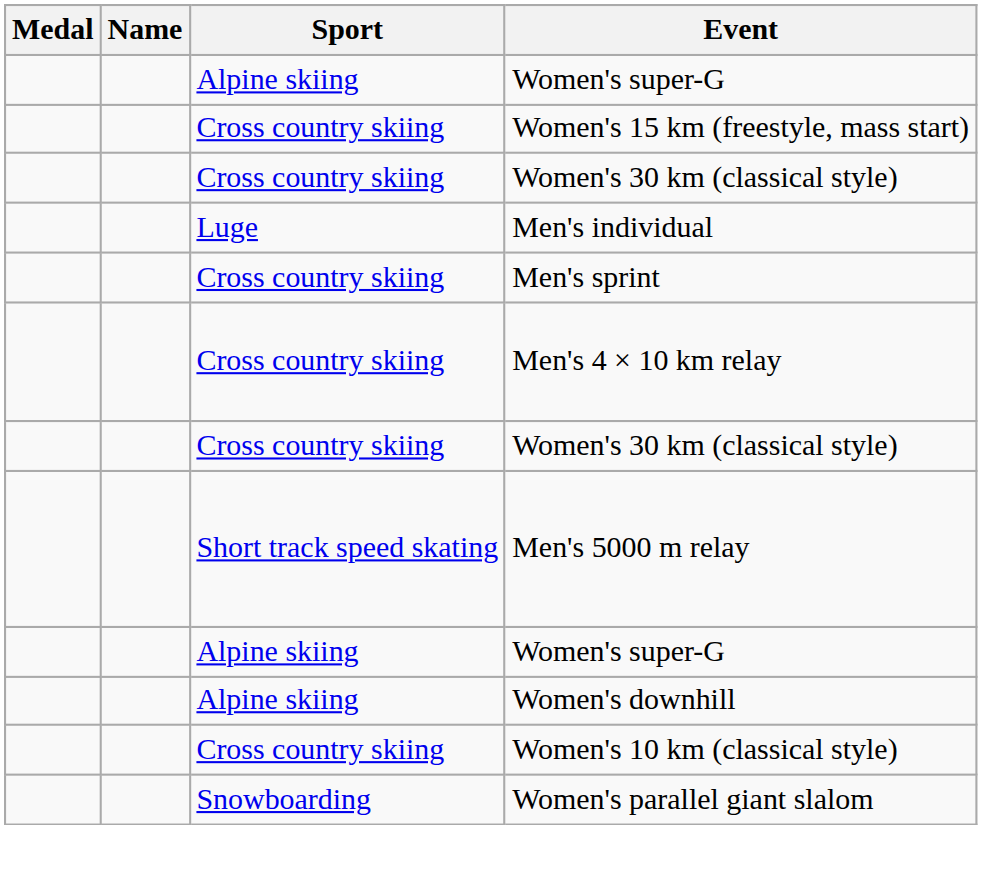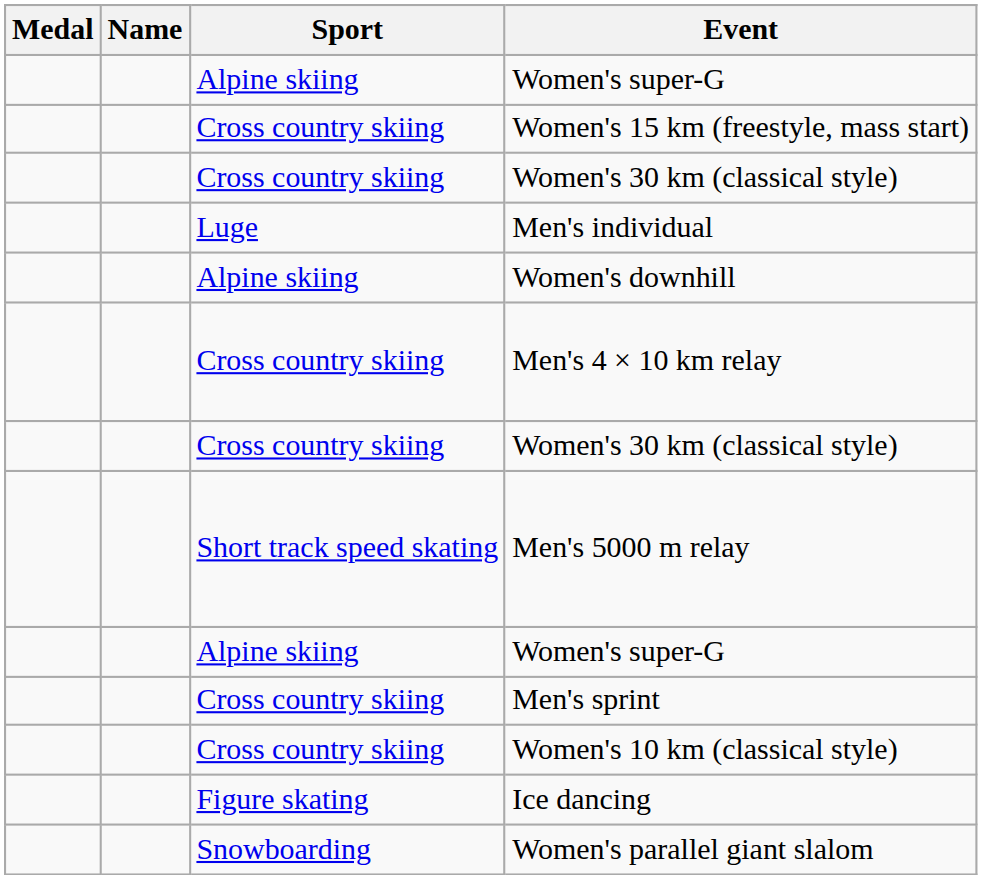rows swapped: (278, 700) <-> (320, 276)
+ row: (282, 799)
